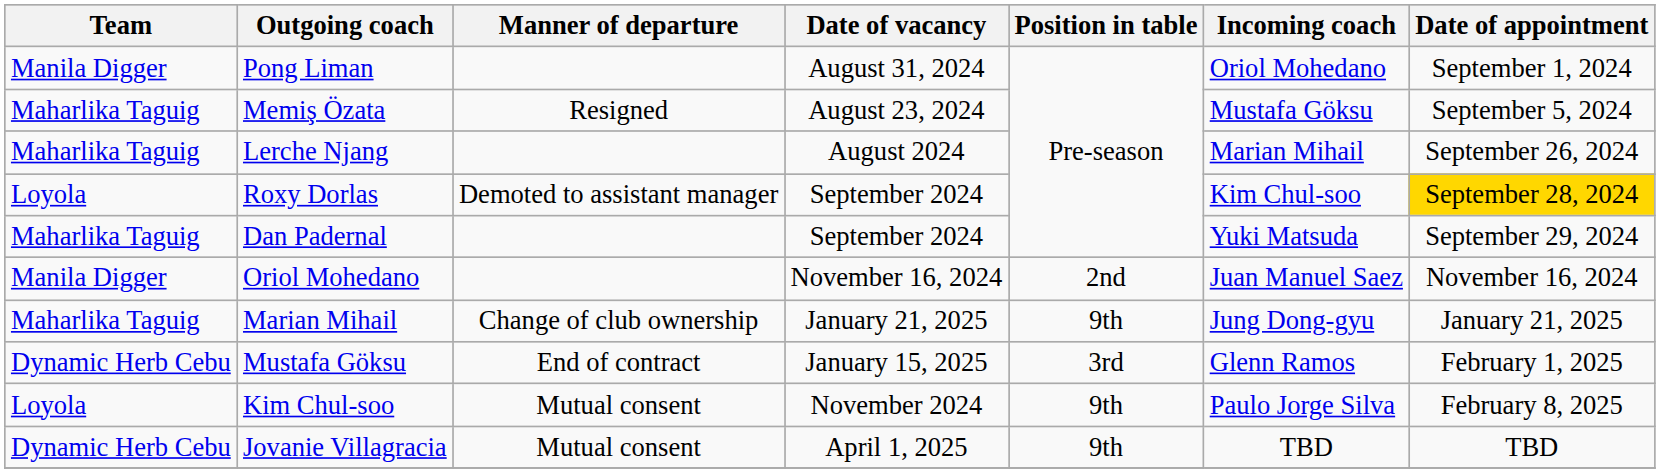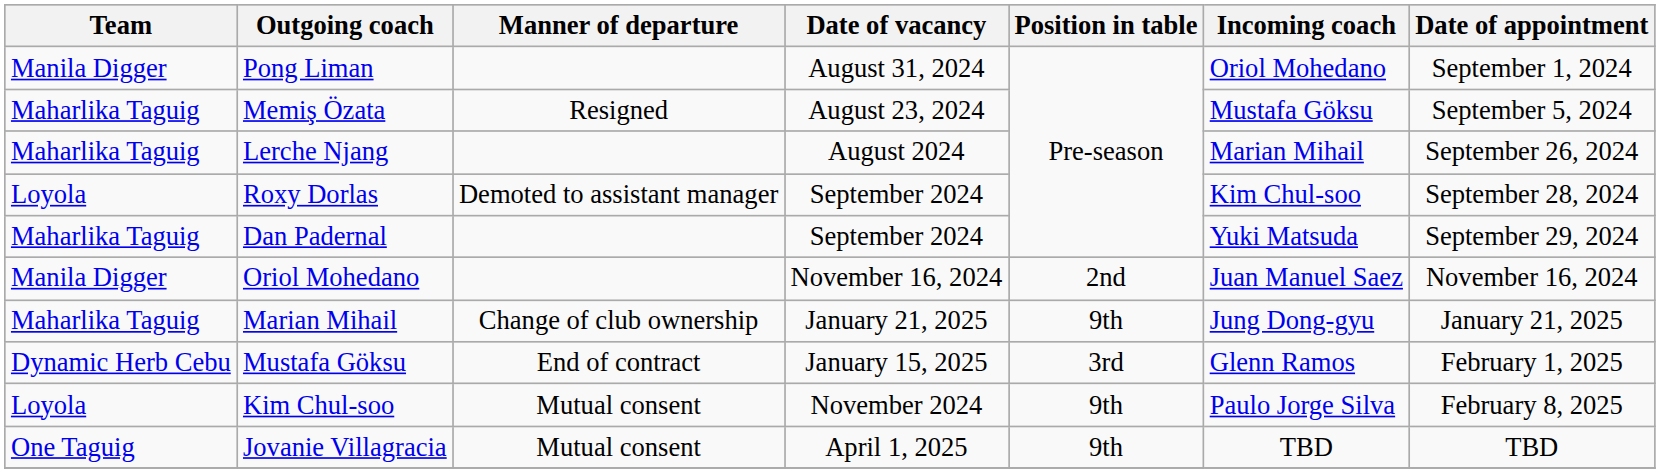(1532, 194) gold background -> (1532, 194) no background
(121, 446) Dynamic Herb Cebu -> (73, 446) One Taguig
